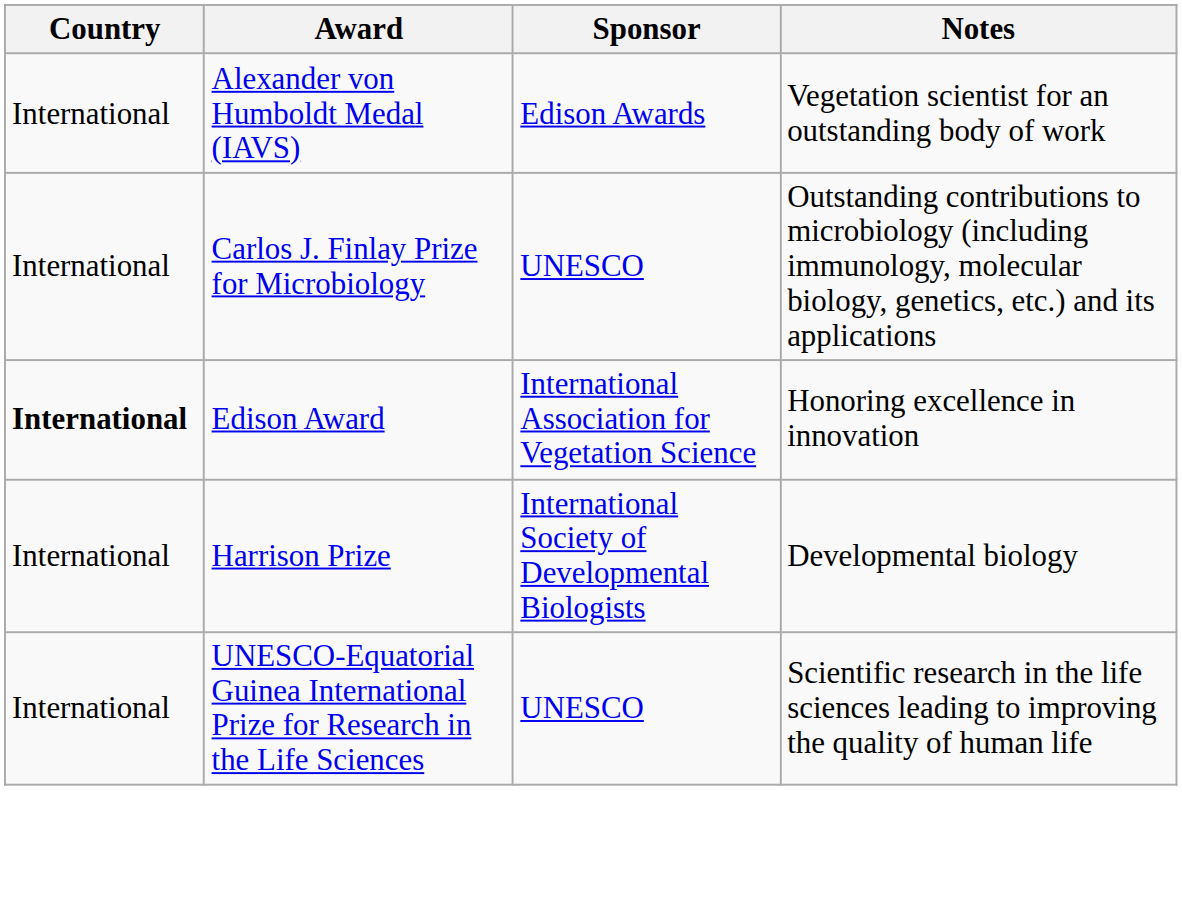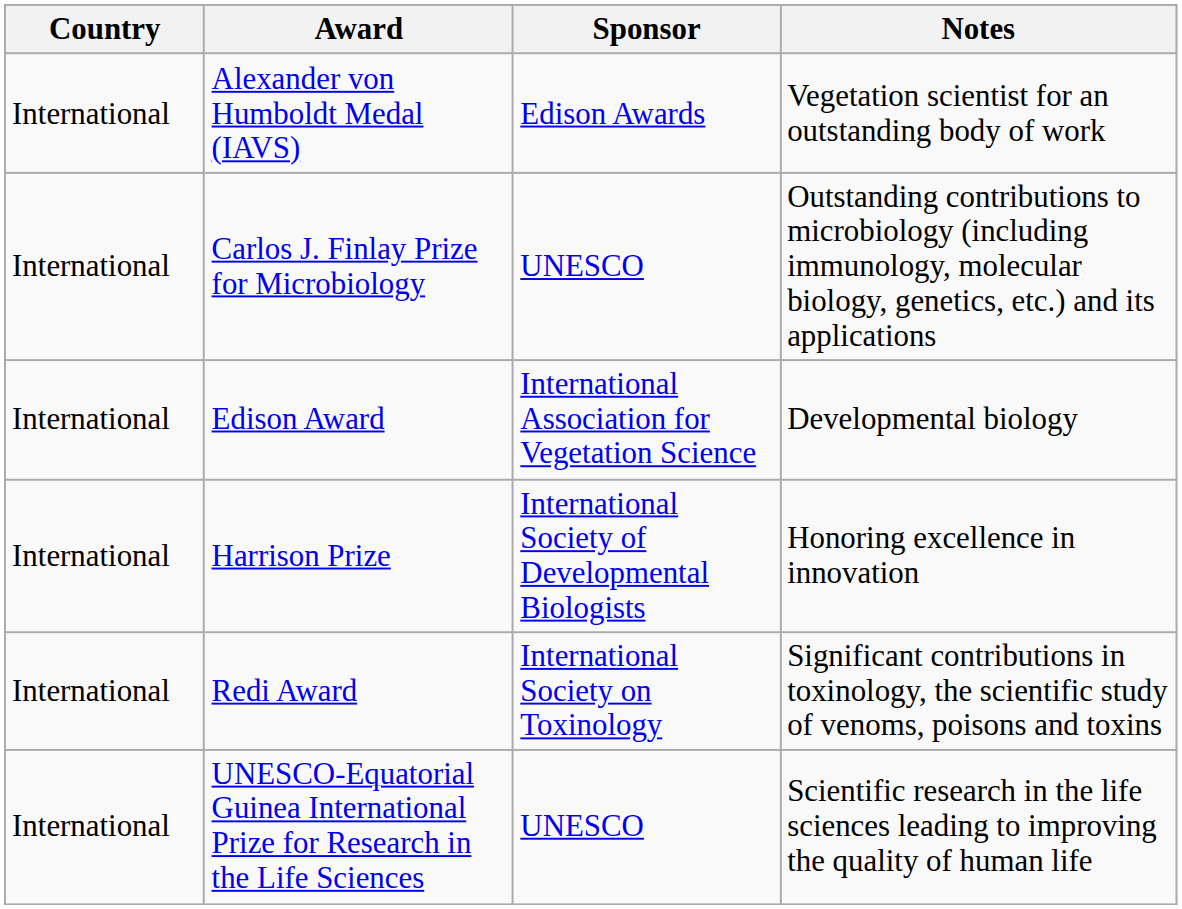(100, 419) bold -> (91, 419) normal
(931, 419) Honoring excellence in innovation -> (933, 419) Developmental biology
(933, 554) Developmental biology -> (931, 554) Honoring excellence in innovation
+ row: (284, 690)
